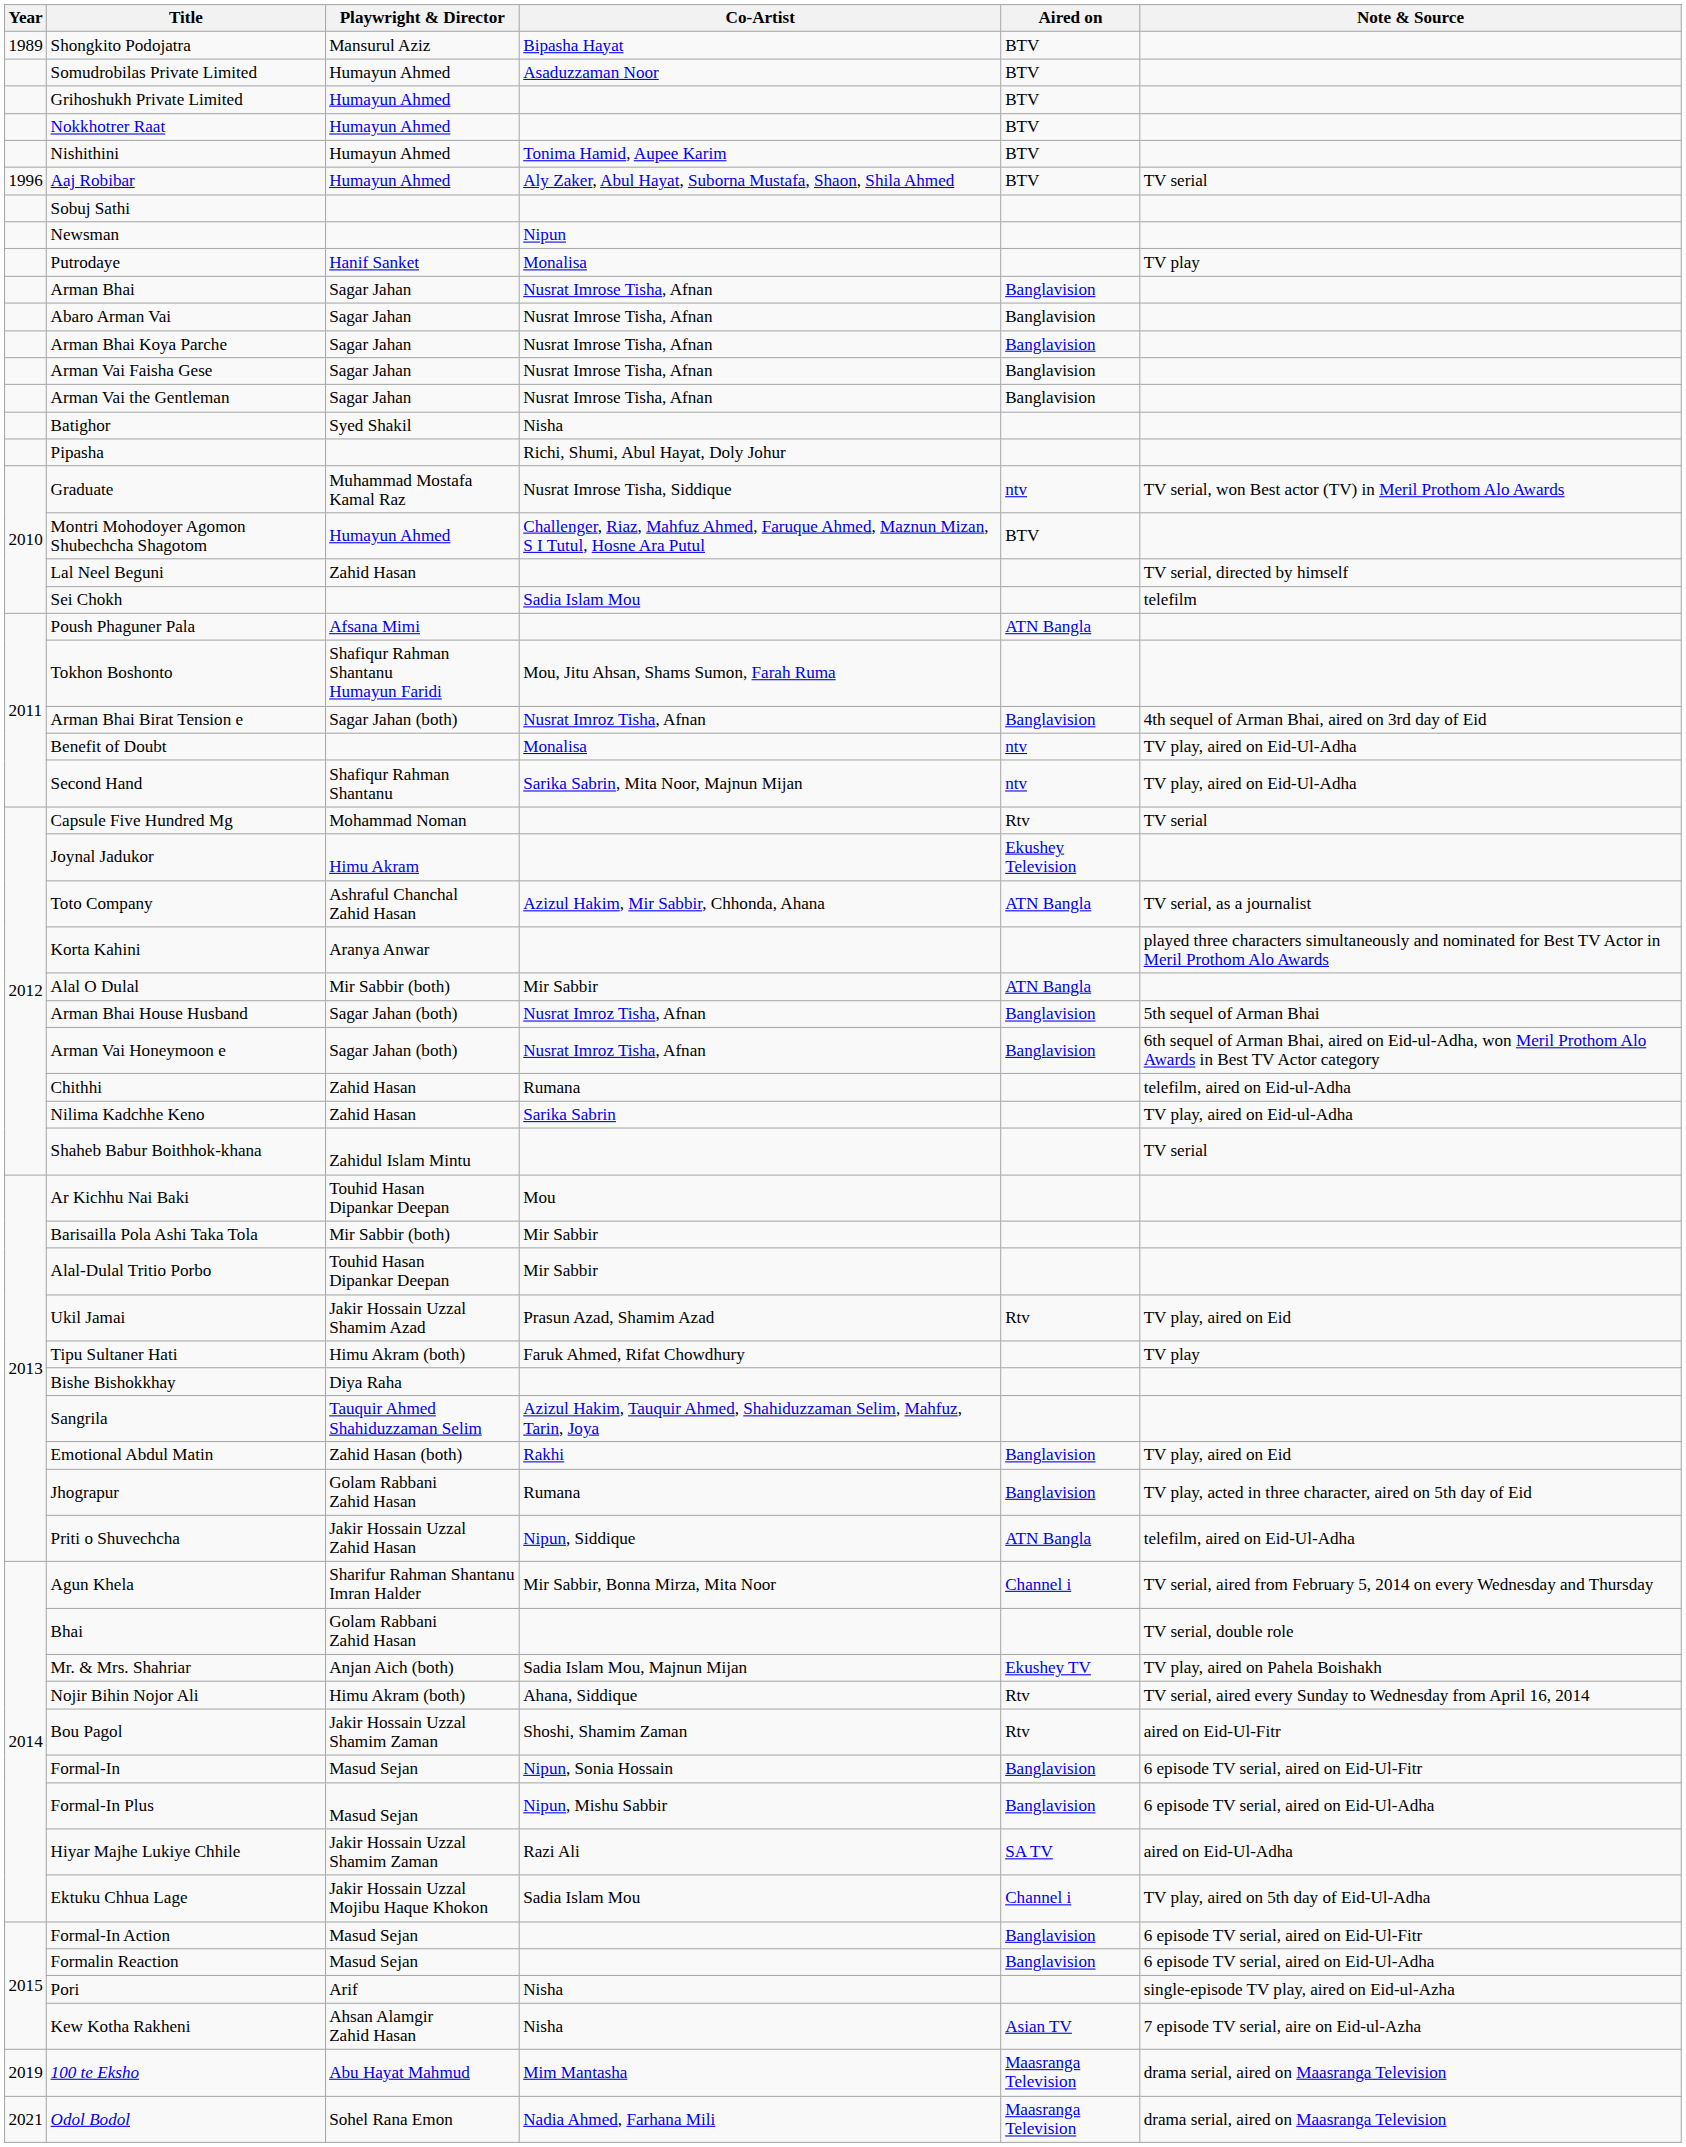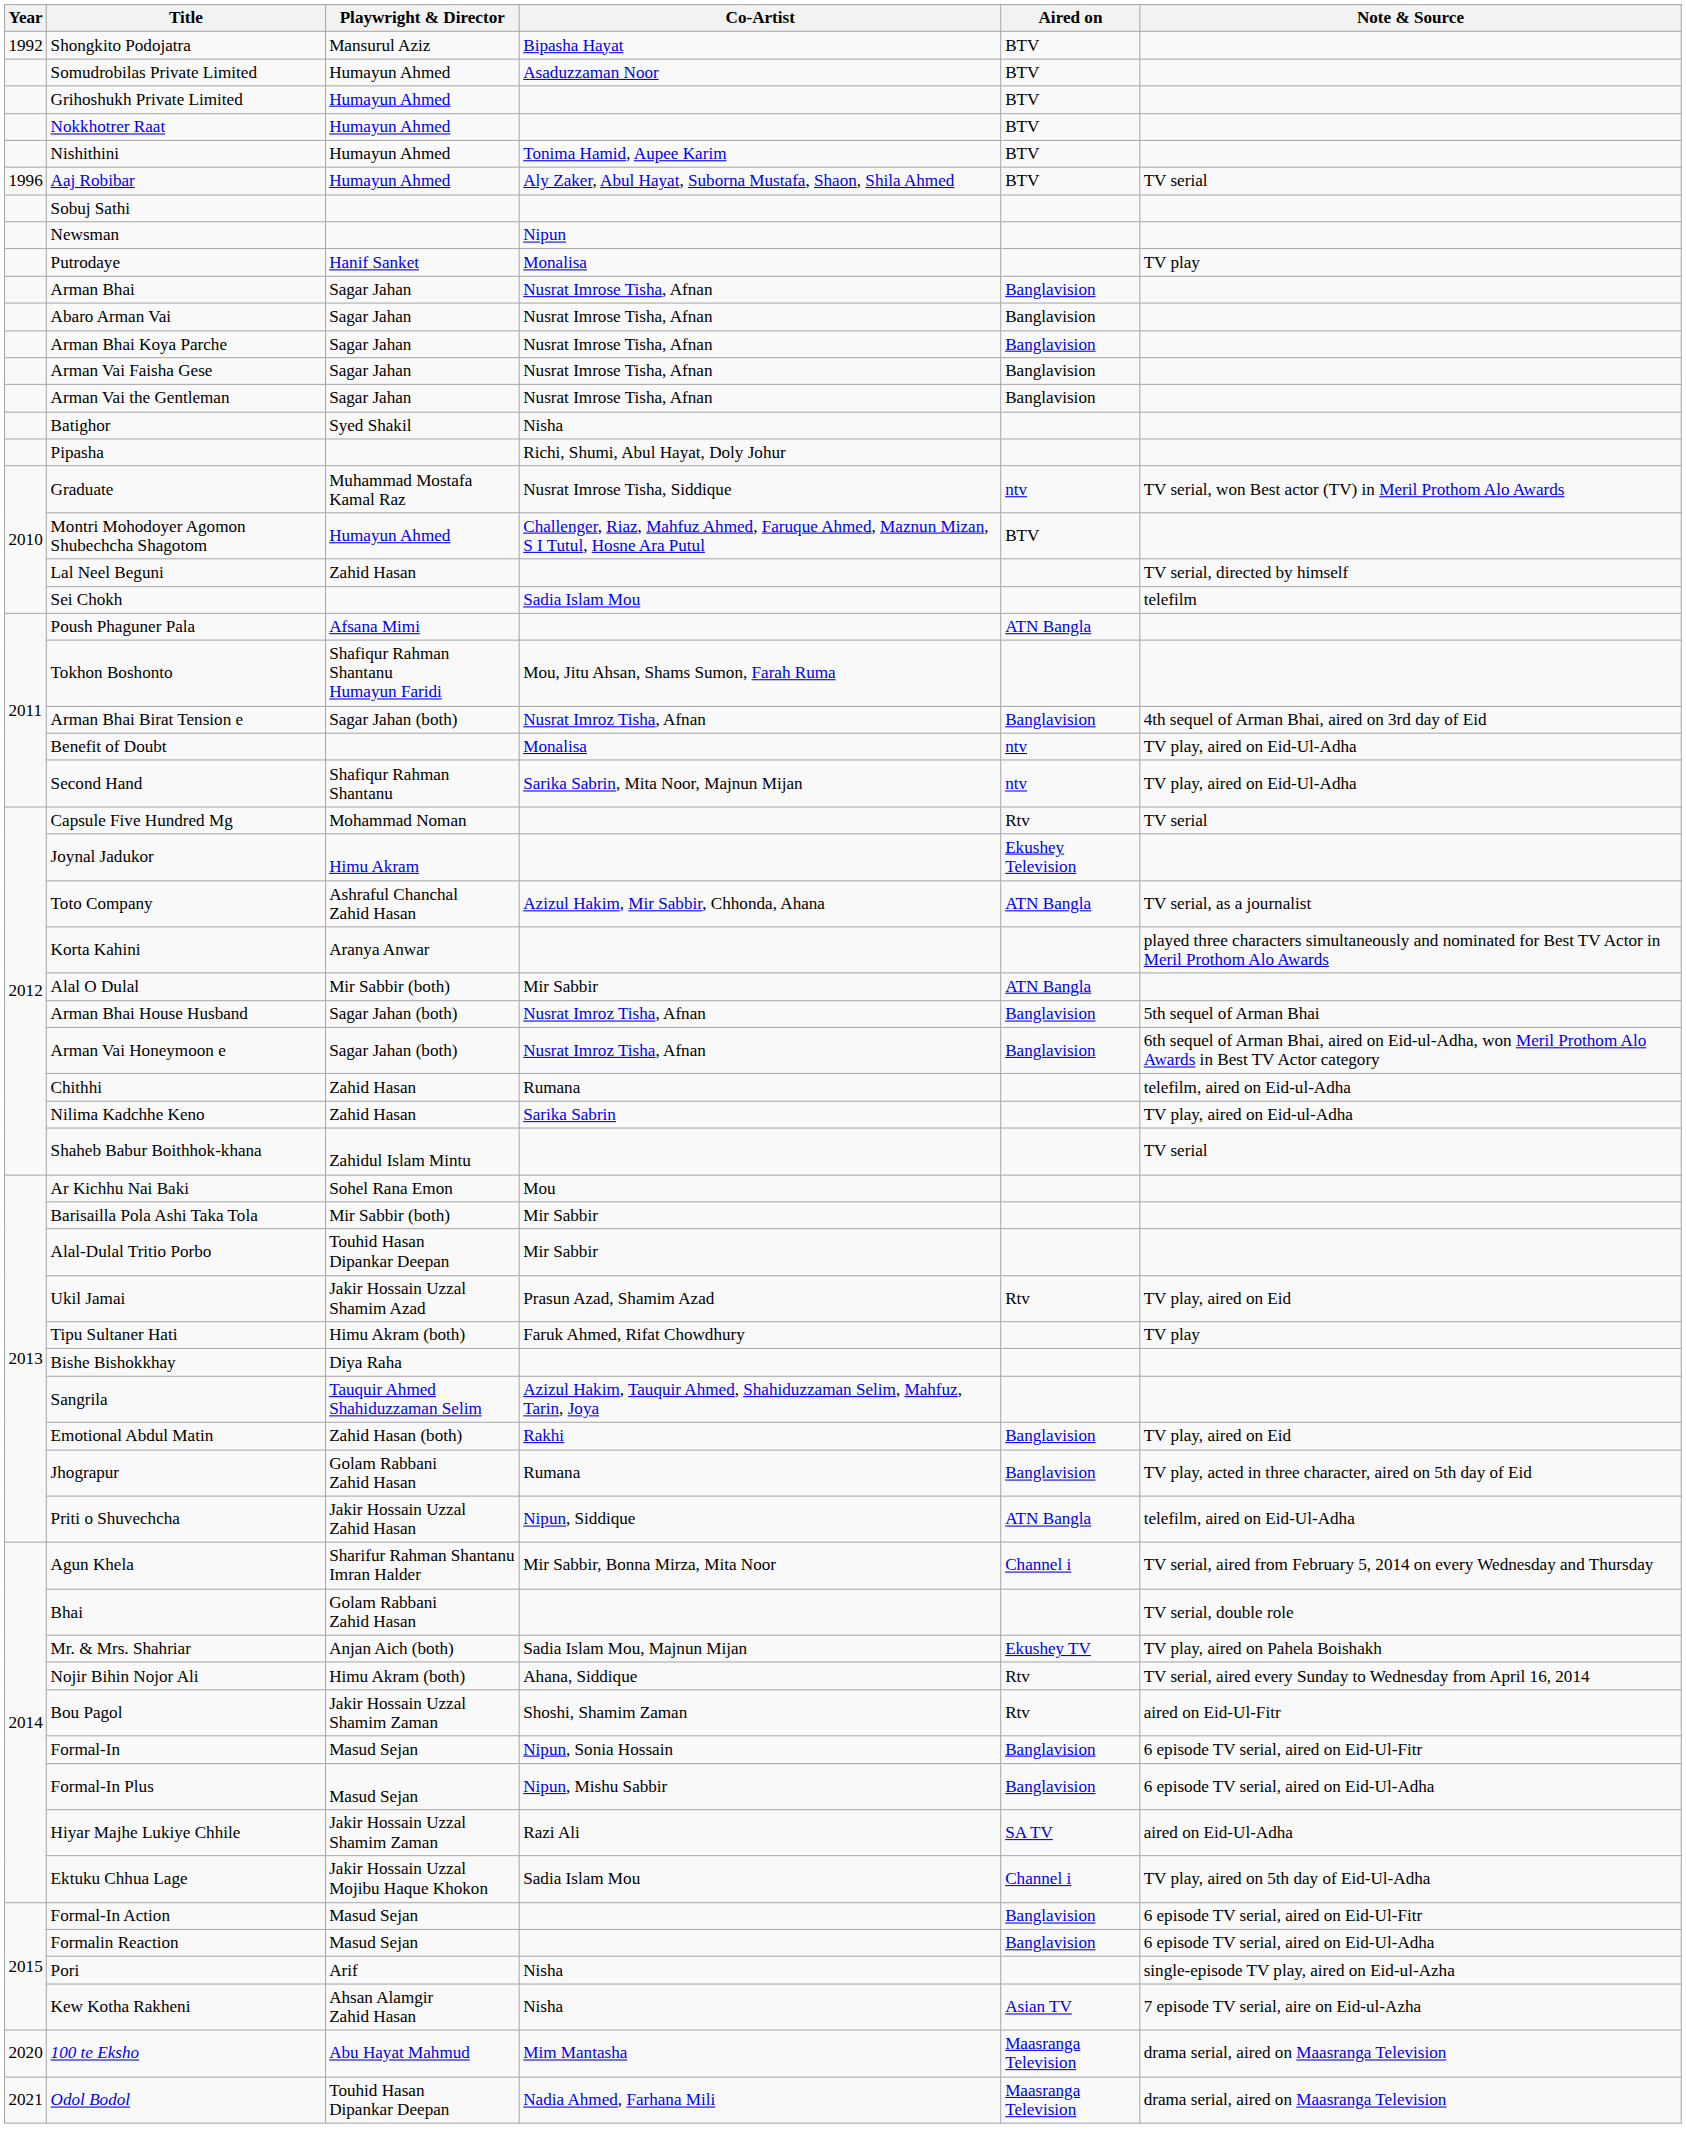(26, 45) 1989 -> (26, 45) 1992
(389, 1197) Touhid Hasan Dipankar Deepan -> (391, 1188) Sohel Rana Emon
(26, 2072) 2019 -> (26, 2053) 2020
(391, 2119) Sohel Rana Emon -> (389, 2099) Touhid Hasan Dipankar Deepan
